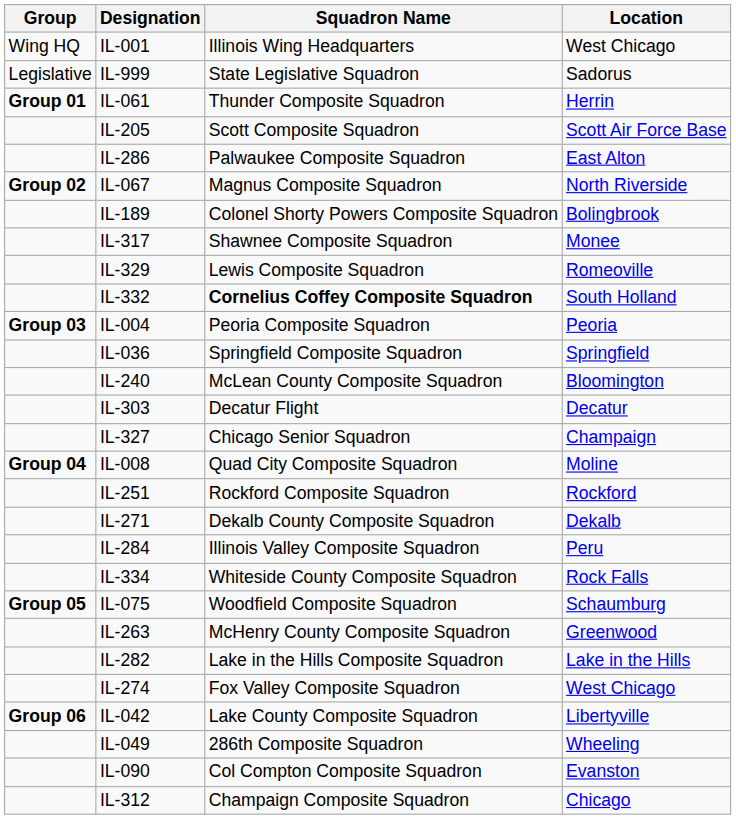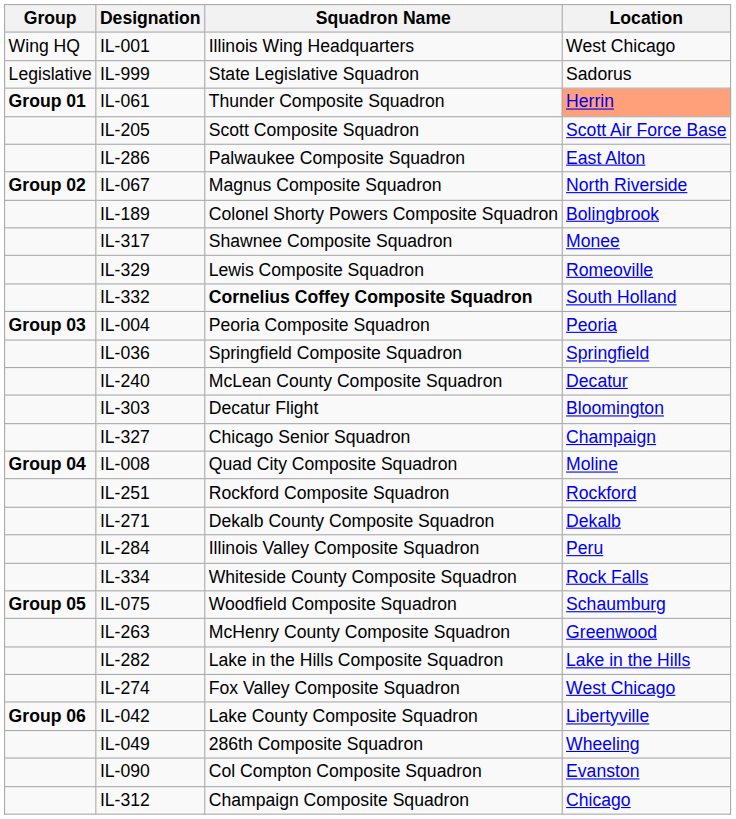(590, 102) no background -> (590, 102) lightsalmon background
(615, 381) Bloomington -> (597, 381) Decatur
(597, 409) Decatur -> (615, 409) Bloomington
